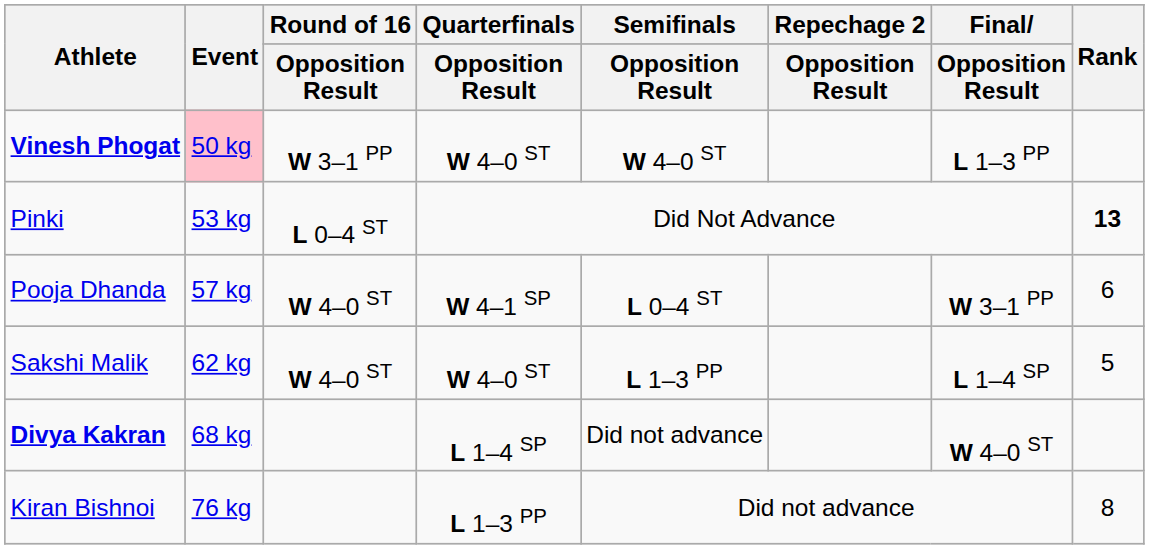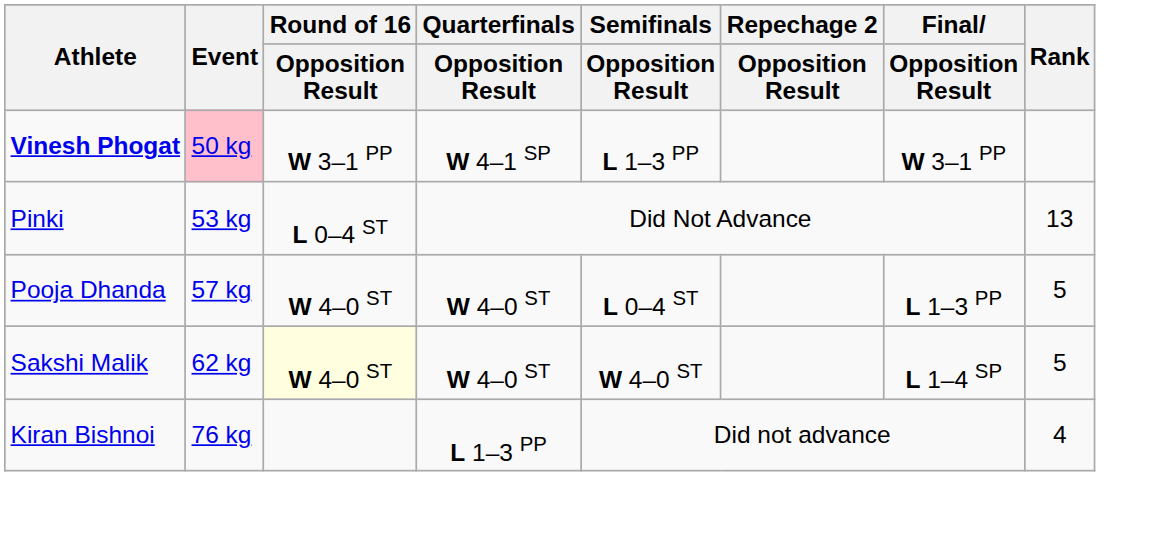(499, 160) W 4–0 ST -> (499, 160) W 4–1 SP
(675, 160) W 4–0 ST -> (651, 160) L 1–3 PP
(1001, 160) L 1–3 PP -> (954, 160) W 3–1 PP
(1107, 218) bold -> (1060, 218) normal
(499, 304) W 4–1 SP -> (499, 304) W 4–0 ST
(1002, 304) W 3–1 PP -> (954, 304) L 1–3 PP
(1107, 291) 6 -> (1060, 291) 5
(340, 377) no background -> (340, 377) lightyellow background
(675, 377) L 1–3 PP -> (651, 377) W 4–0 ST
- row: (88, 435)
(1107, 508) 8 -> (1060, 435) 4
